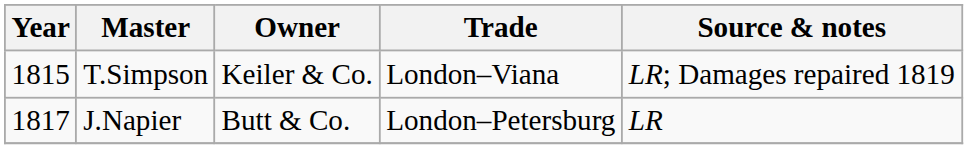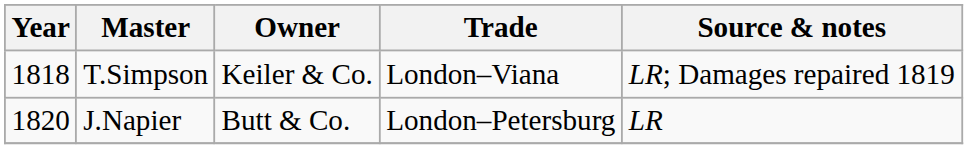(41, 73) 1815 -> (41, 73) 1818
(41, 119) 1817 -> (41, 119) 1820
